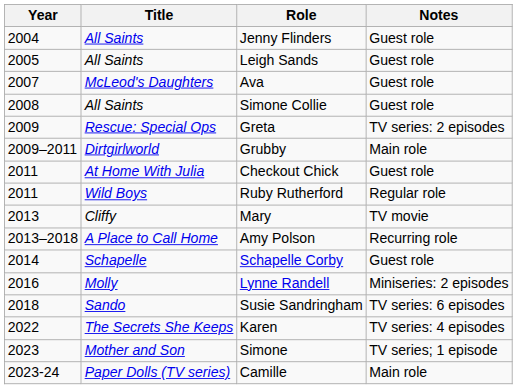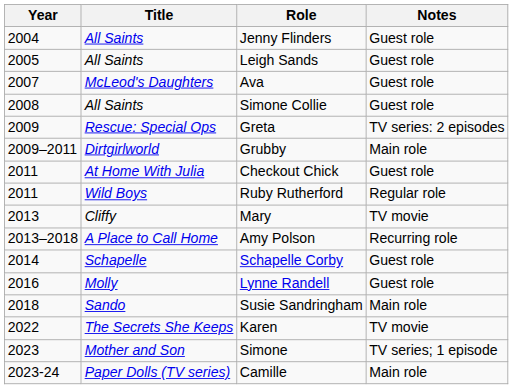(439, 283) Miniseries: 2 episodes -> (402, 283) Guest role
(437, 305) TV series: 6 episodes -> (398, 305) Main role
(437, 328) TV series: 4 episodes -> (399, 328) TV movie
